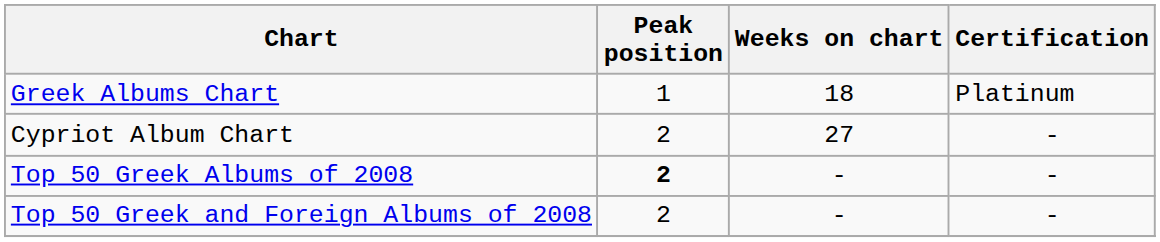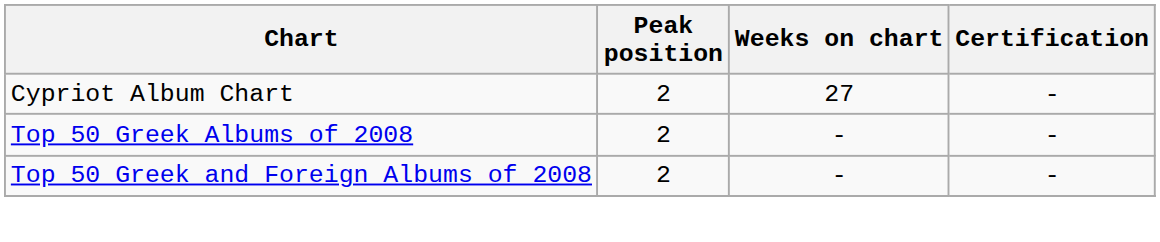- row: (145, 94)
(663, 175) bold -> (663, 135) normal
